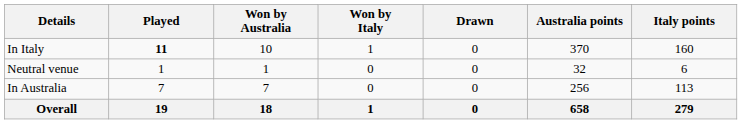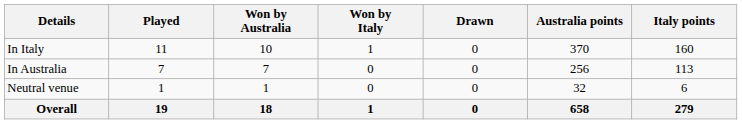(161, 48) bold -> (161, 48) normal
rows swapped: (37, 88) <-> (43, 68)
